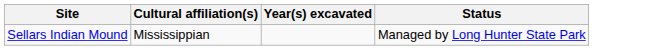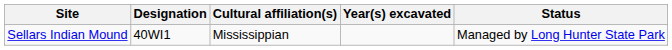+ column: (170, 14)
